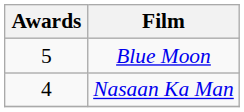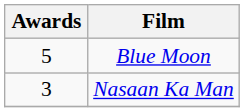(46, 89) 4 -> (46, 89) 3
